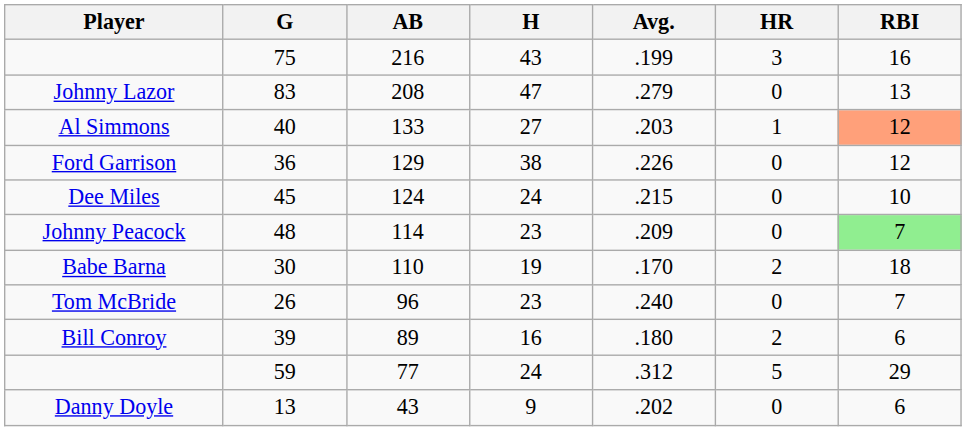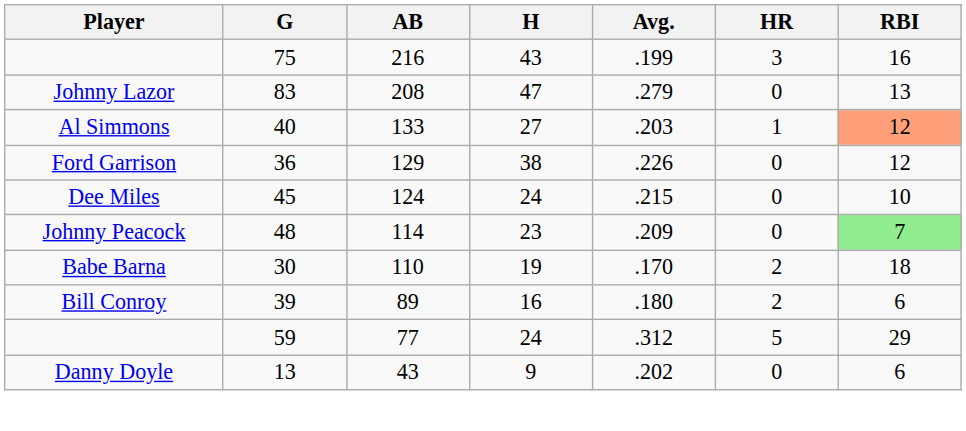- row: (114, 302)
